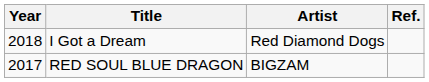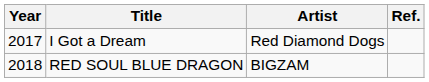(25, 41) 2018 -> (25, 41) 2017
(25, 65) 2017 -> (25, 65) 2018
